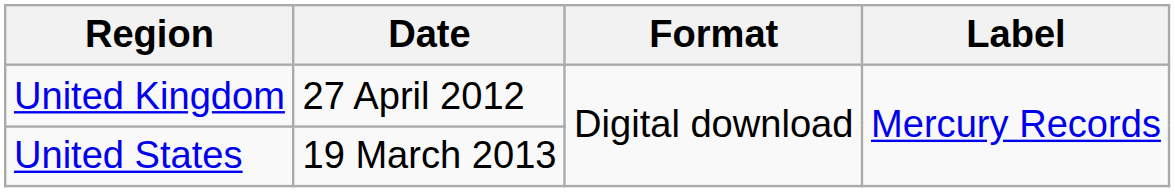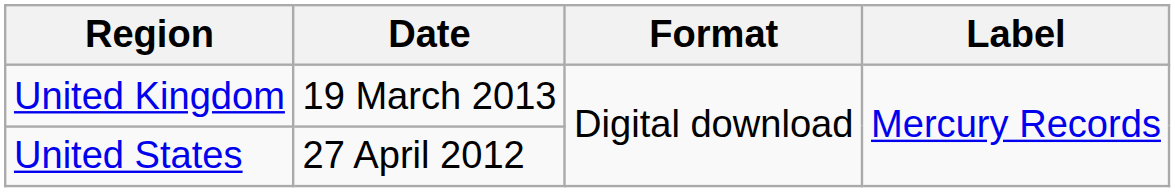(414, 95) 27 April 2012 -> (429, 95) 19 March 2013
(429, 155) 19 March 2013 -> (414, 155) 27 April 2012
